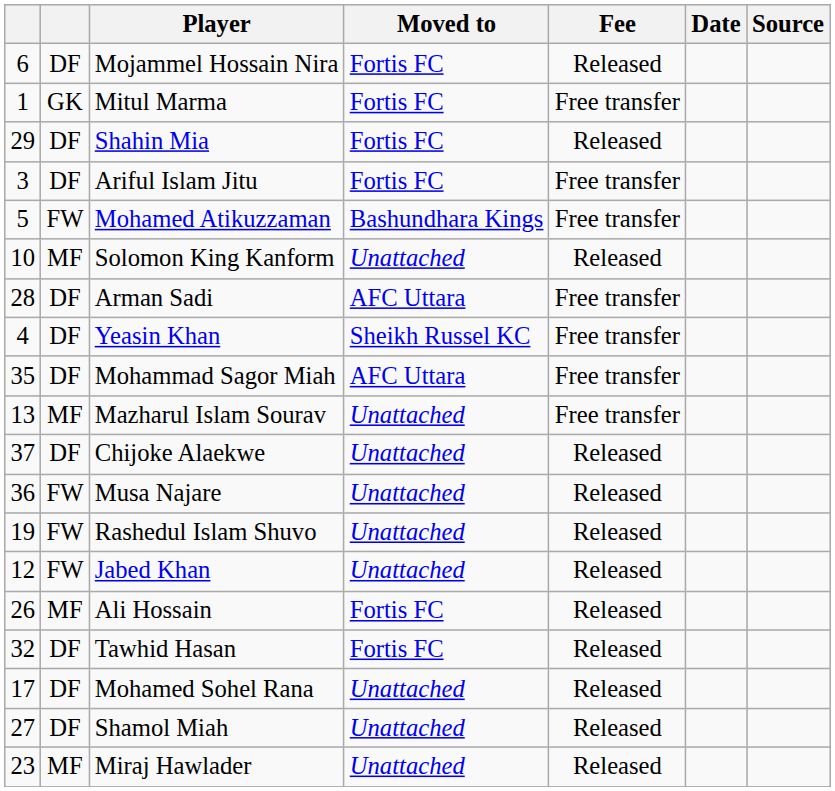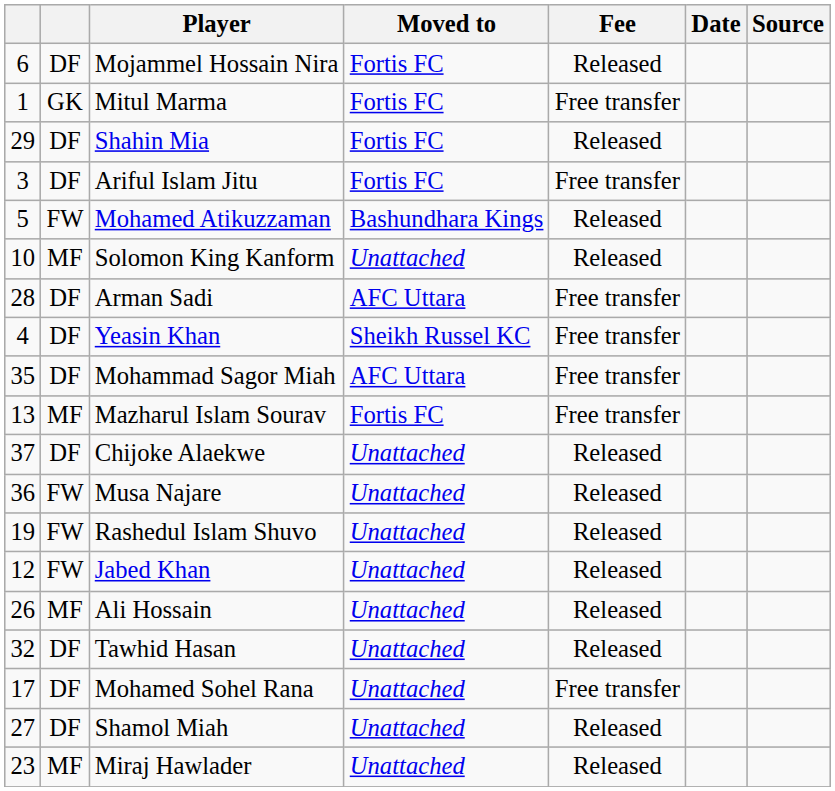(617, 219) Free transfer -> (617, 219) Released
(407, 414) Unattached -> (397, 414) Fortis FC
(397, 610) Fortis FC -> (407, 610) Unattached
(397, 649) Fortis FC -> (407, 649) Unattached
(617, 688) Released -> (617, 688) Free transfer
